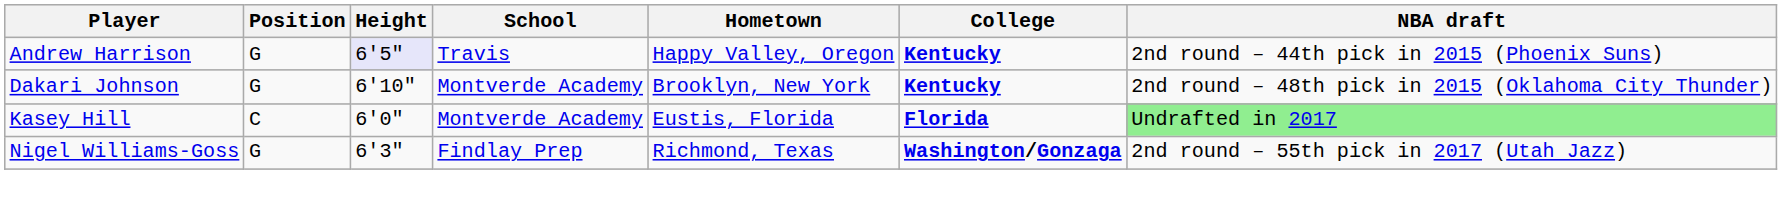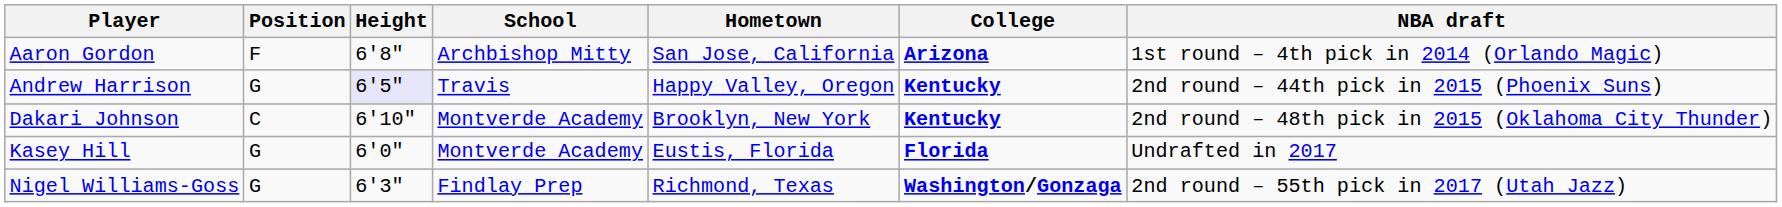+ row: (82, 54)
(255, 87) G -> (255, 120) C
(255, 120) C -> (255, 153) G
(1234, 120) lightgreen background -> (1234, 153) no background
